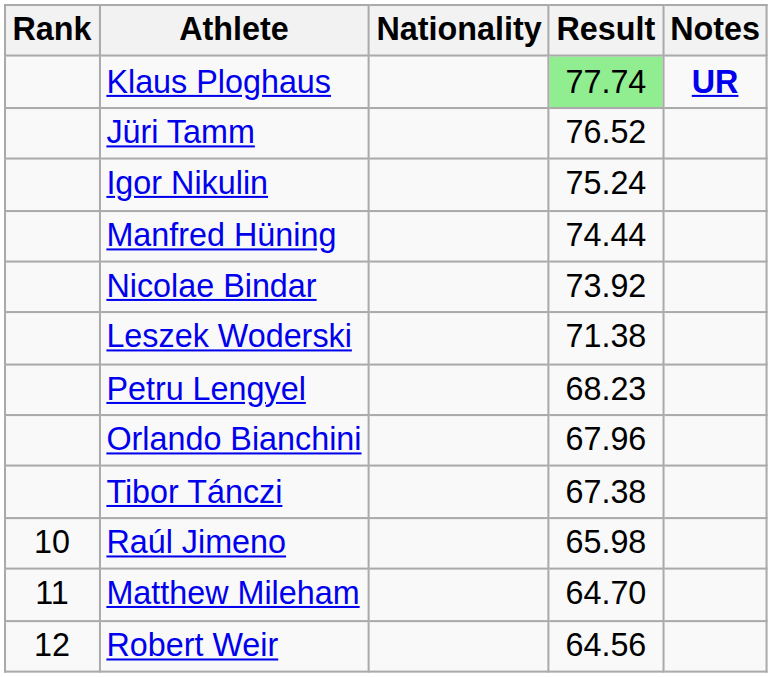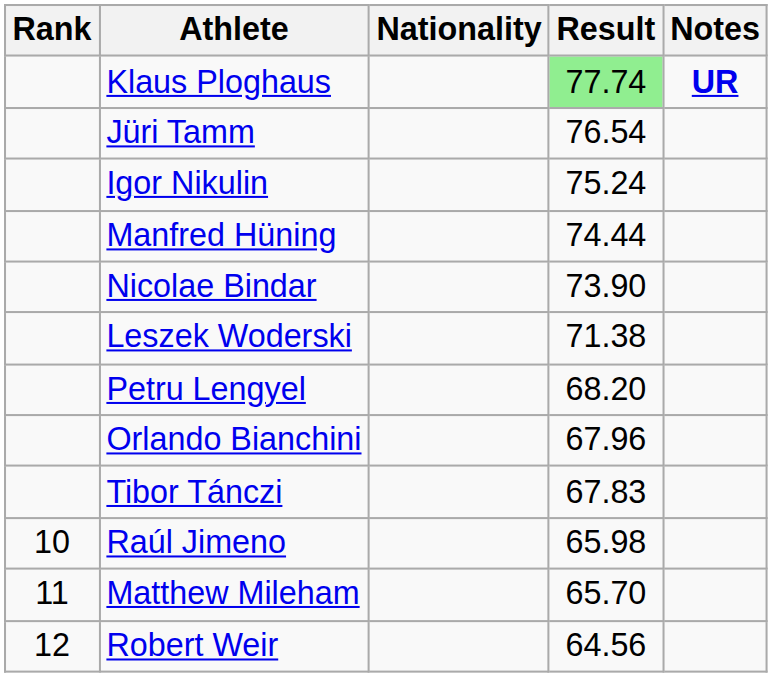(606, 132) 76.52 -> (606, 132) 76.54
(606, 286) 73.92 -> (606, 286) 73.90
(606, 388) 68.23 -> (606, 388) 68.20
(606, 491) 67.38 -> (606, 491) 67.83
(606, 593) 64.70 -> (606, 593) 65.70
